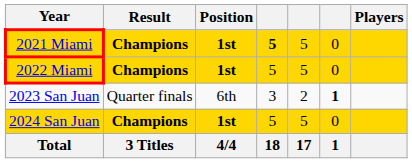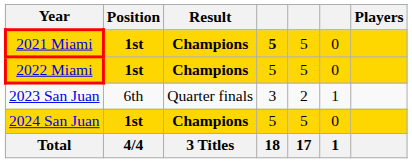columns swapped: (150, 17) <-> (226, 17)
(335, 95) bold -> (335, 95) normal
